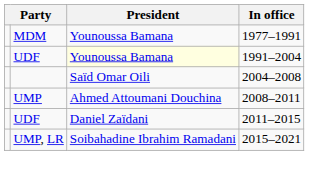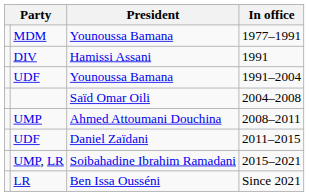+ row: (255, 56)
(121, 56) lightyellow background -> (121, 77) no background
+ row: (271, 181)
